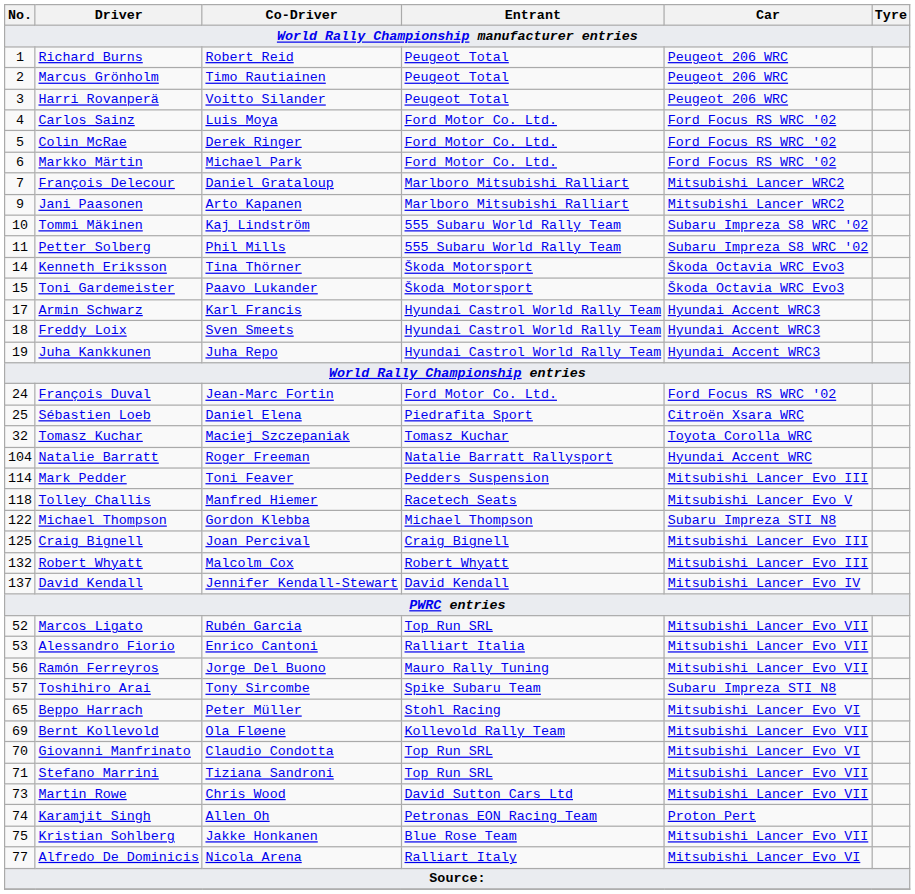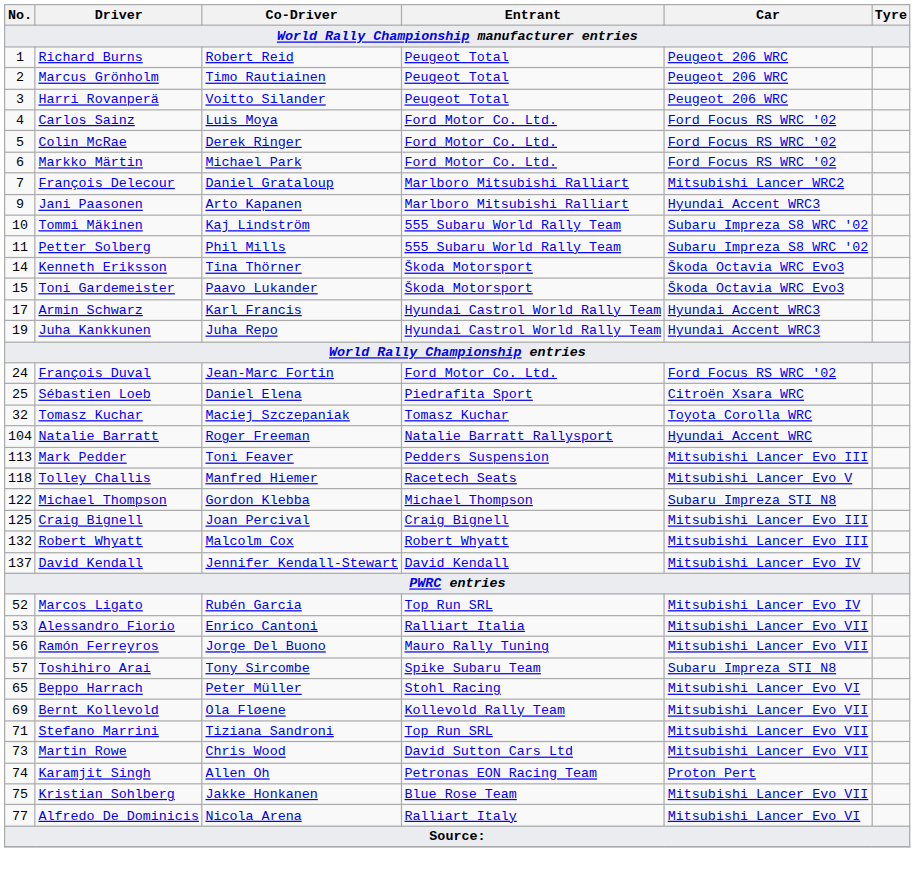(756, 205) Mitsubishi Lancer WRC2 -> (744, 205) Hyundai Accent WRC3
- row: (83, 331)
(20, 479) 114 -> (20, 457) 113
(768, 626) Mitsubishi Lancer Evo VII -> (764, 605) Mitsubishi Lancer Evo IV
- row: (115, 752)
